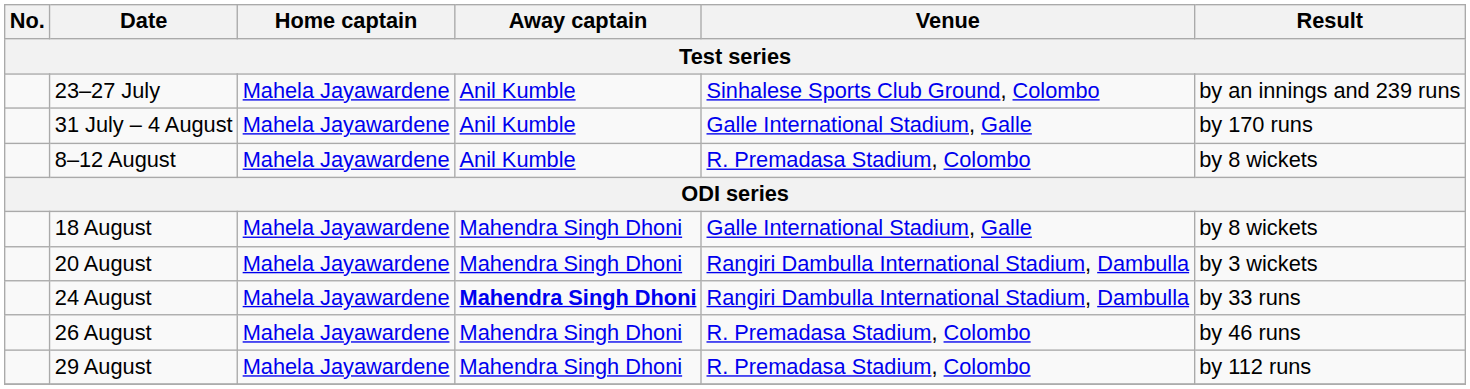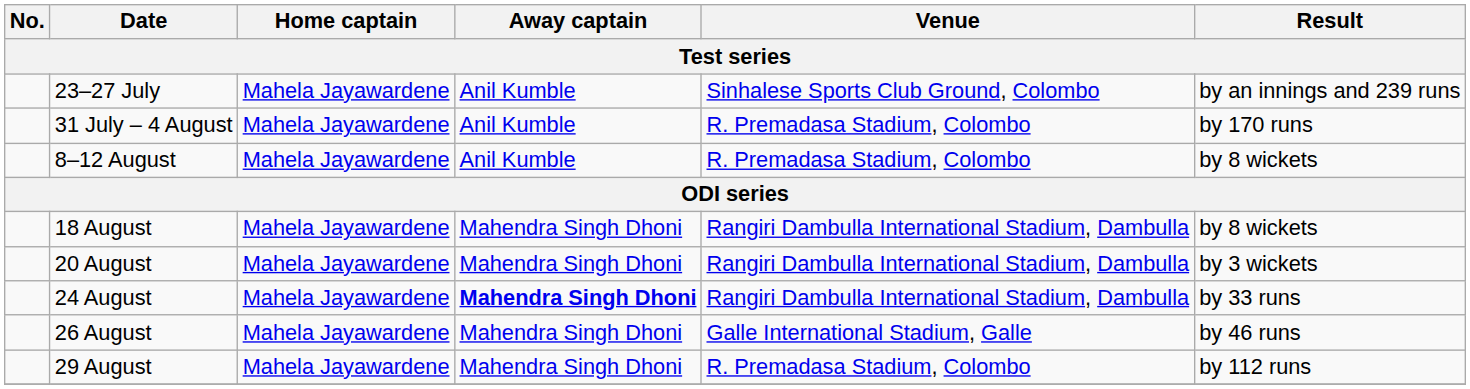(869, 125) Galle International Stadium, Galle -> (869, 125) R. Premadasa Stadium, Colombo
(869, 228) Galle International Stadium, Galle -> (948, 228) Rangiri Dambulla International Stadium, Dambulla
(869, 332) R. Premadasa Stadium, Colombo -> (869, 332) Galle International Stadium, Galle
